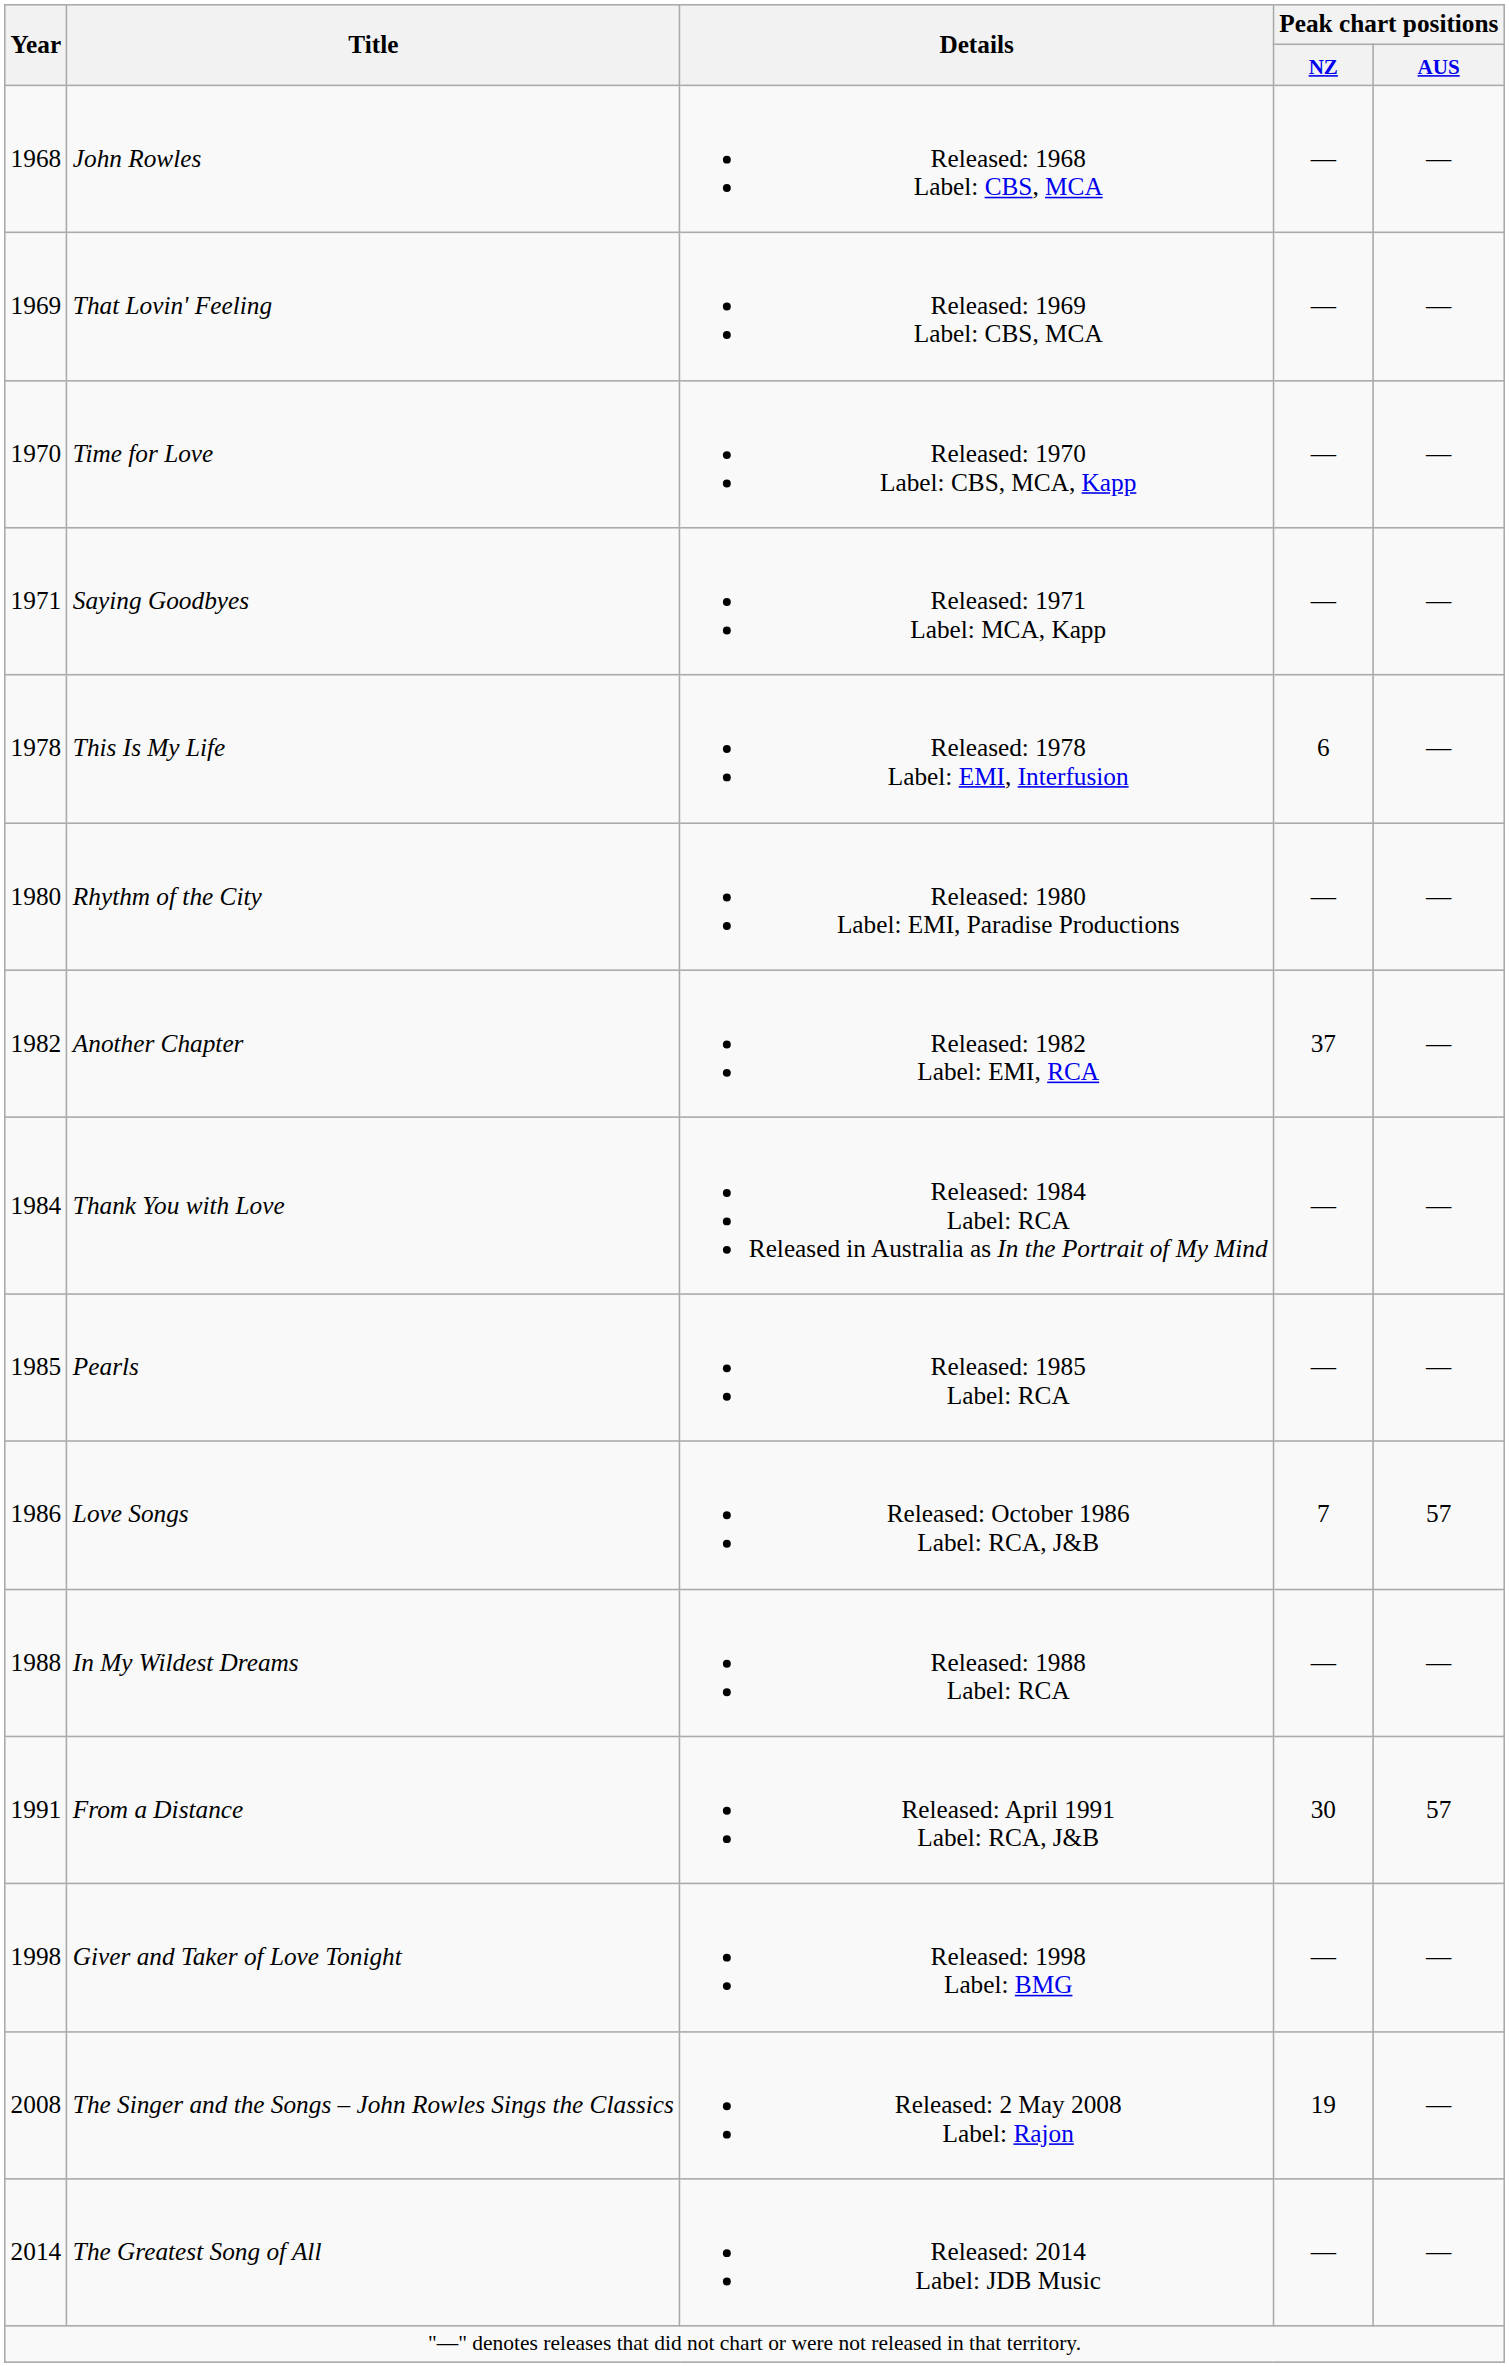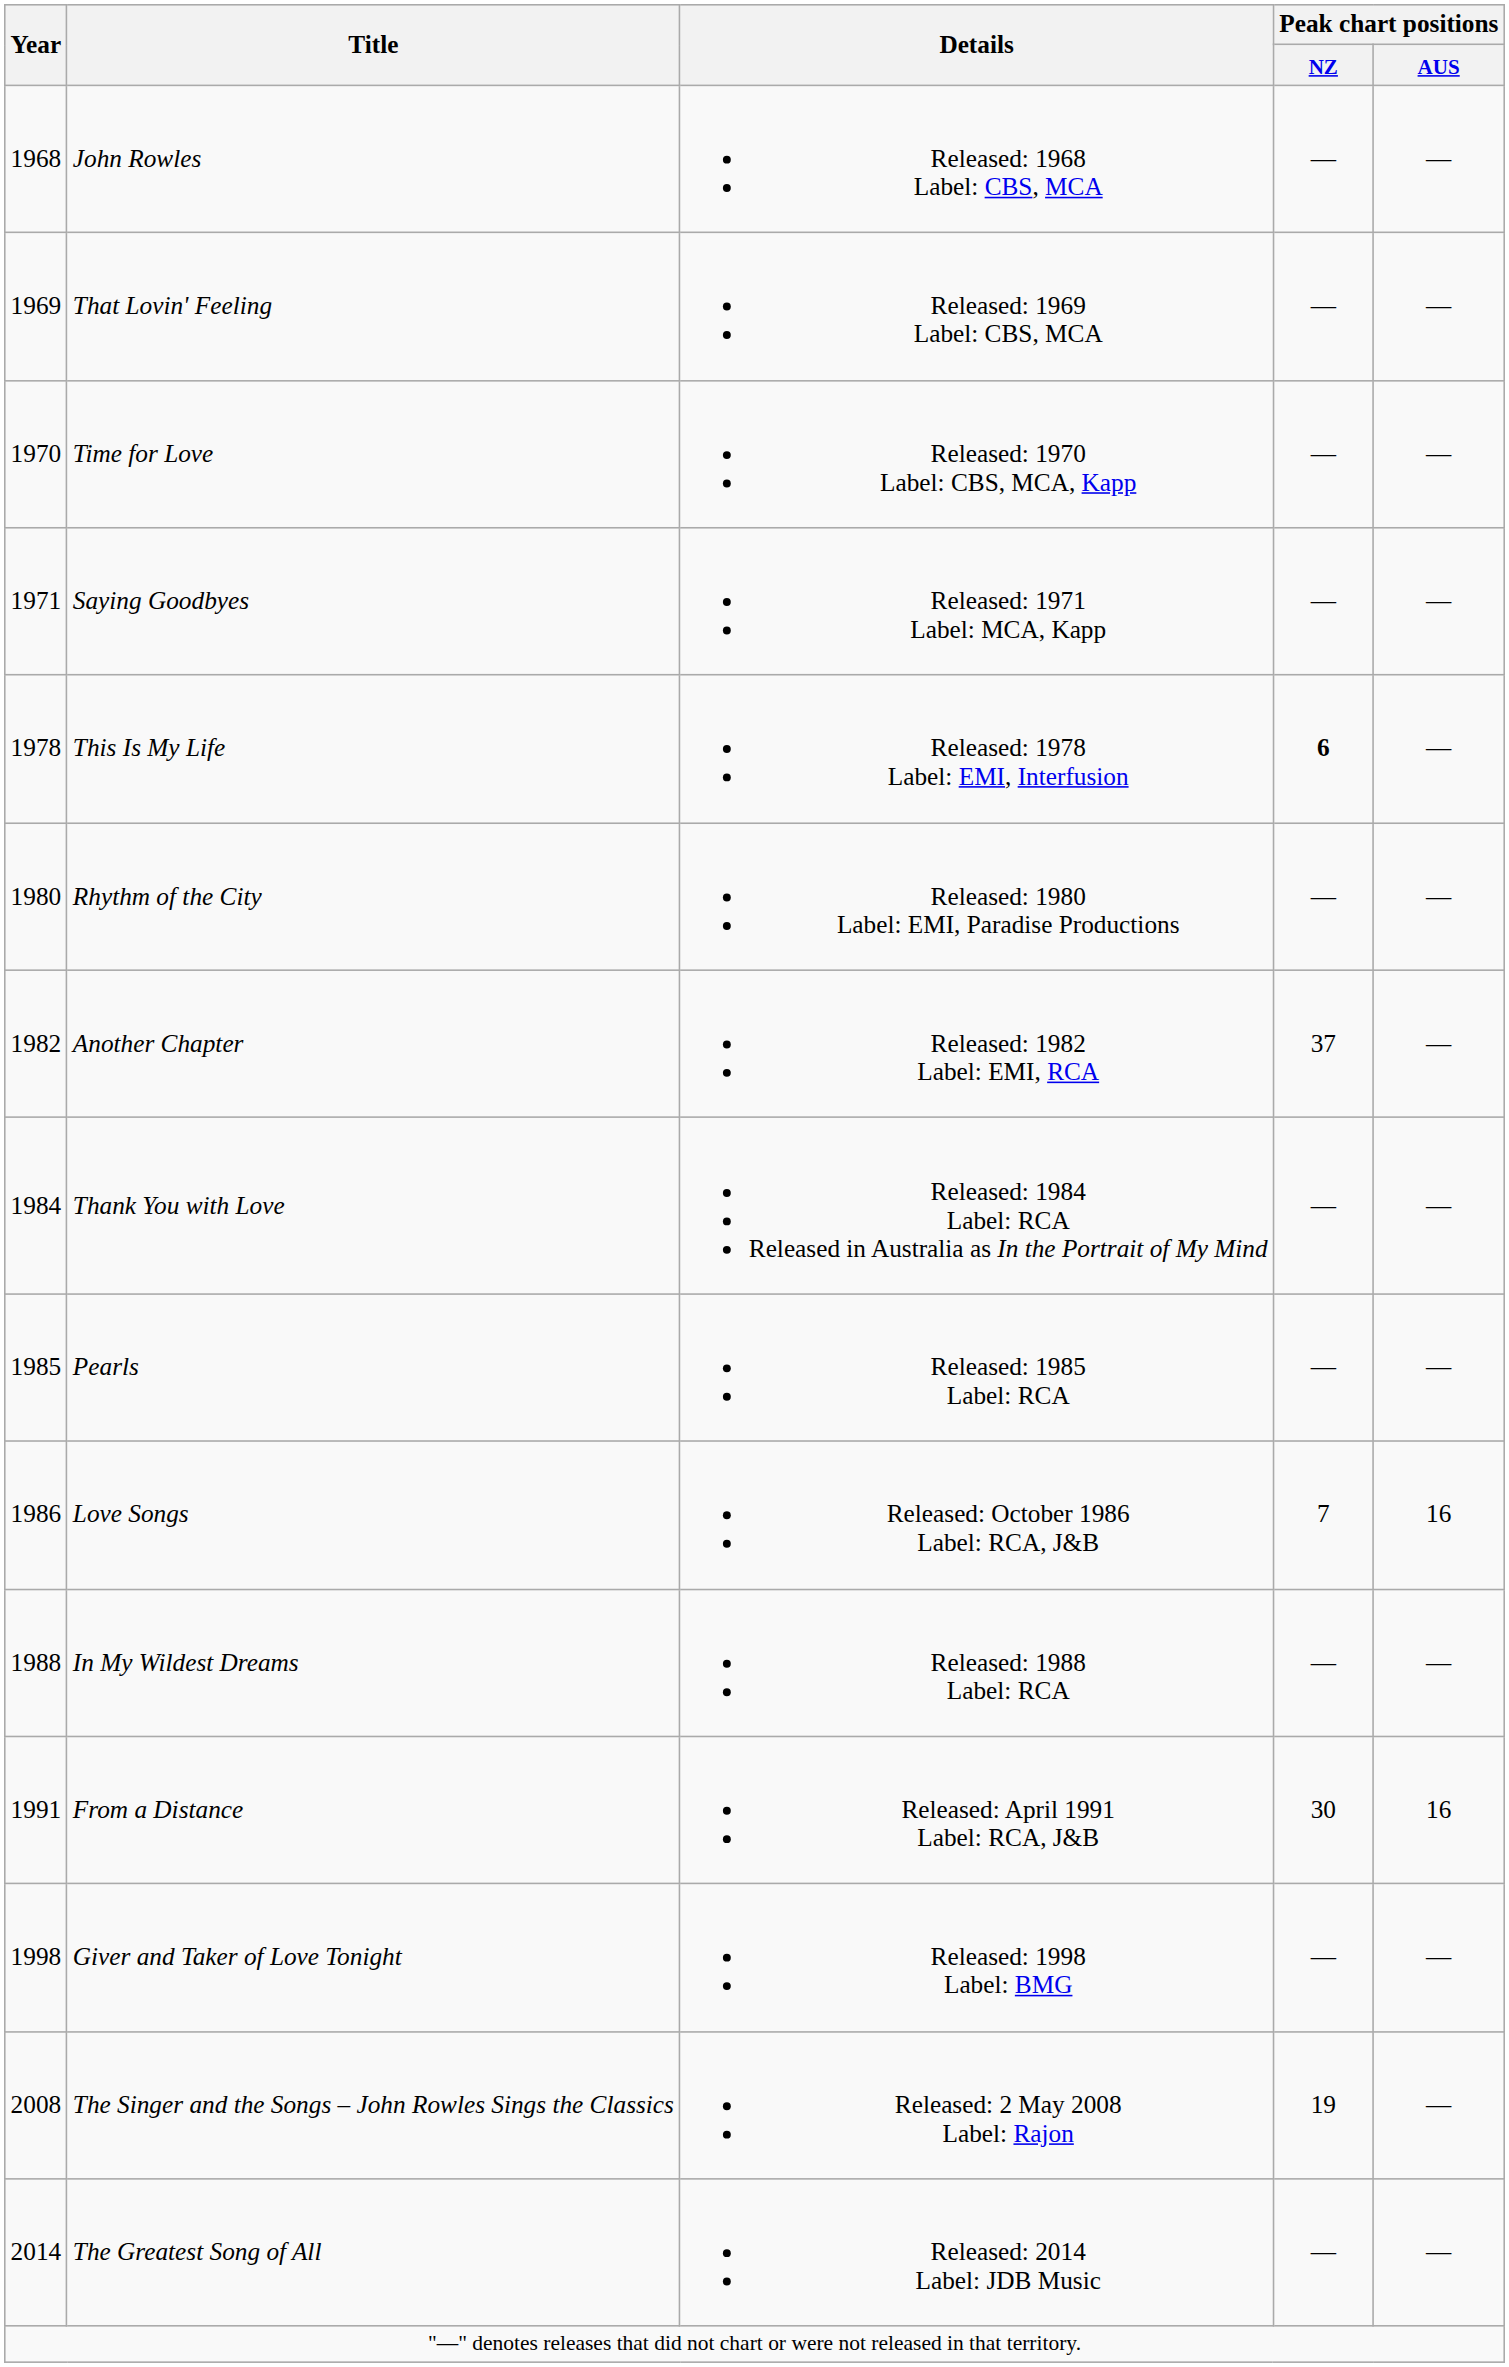(1323, 748) normal -> (1323, 748) bold
(1439, 1514) 57 -> (1439, 1514) 16
(1439, 1809) 57 -> (1439, 1809) 16
